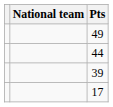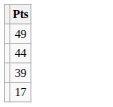- column: (48, 14)
